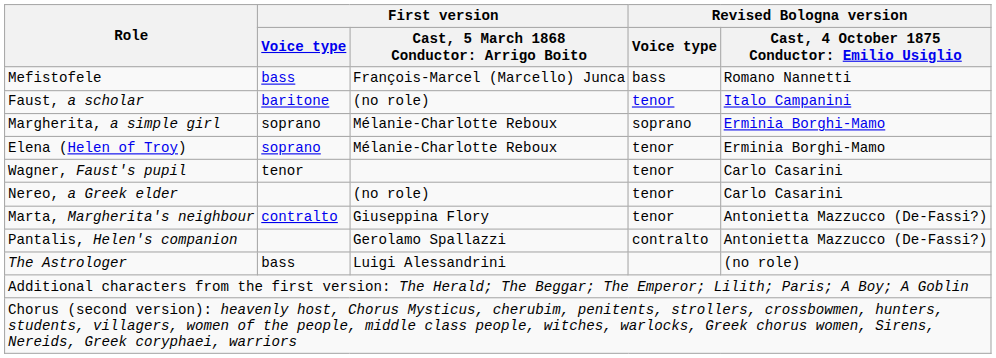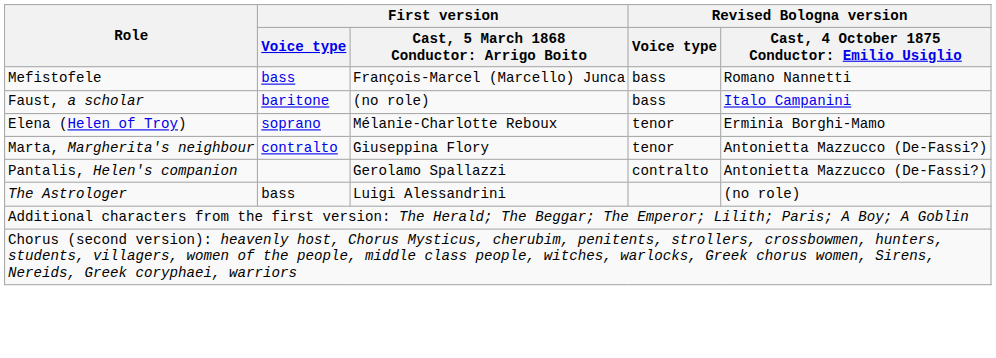(653, 102) tenor -> (649, 102) bass
- row: (114, 125)
- row: (97, 171)
- row: (93, 194)
